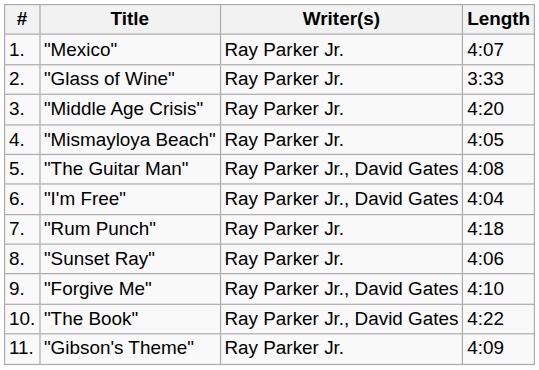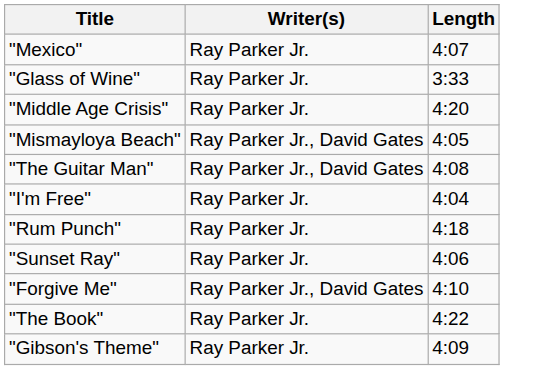- column: (22, 19)
(284, 139) Ray Parker Jr. -> (306, 139) Ray Parker Jr., David Gates
(341, 199) Ray Parker Jr., David Gates -> (249, 199) Ray Parker Jr.
(341, 318) Ray Parker Jr., David Gates -> (249, 318) Ray Parker Jr.
